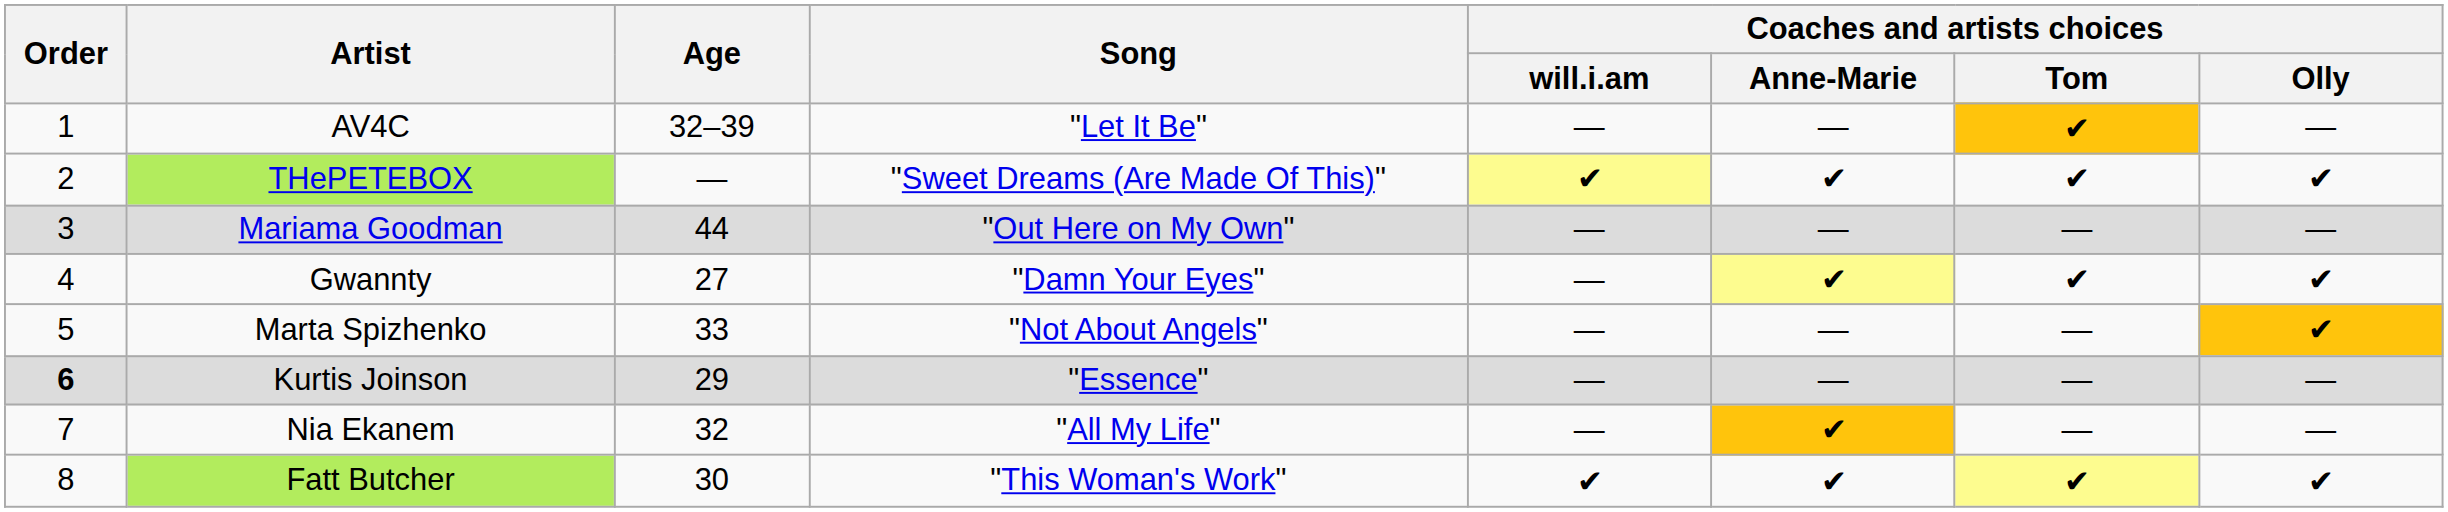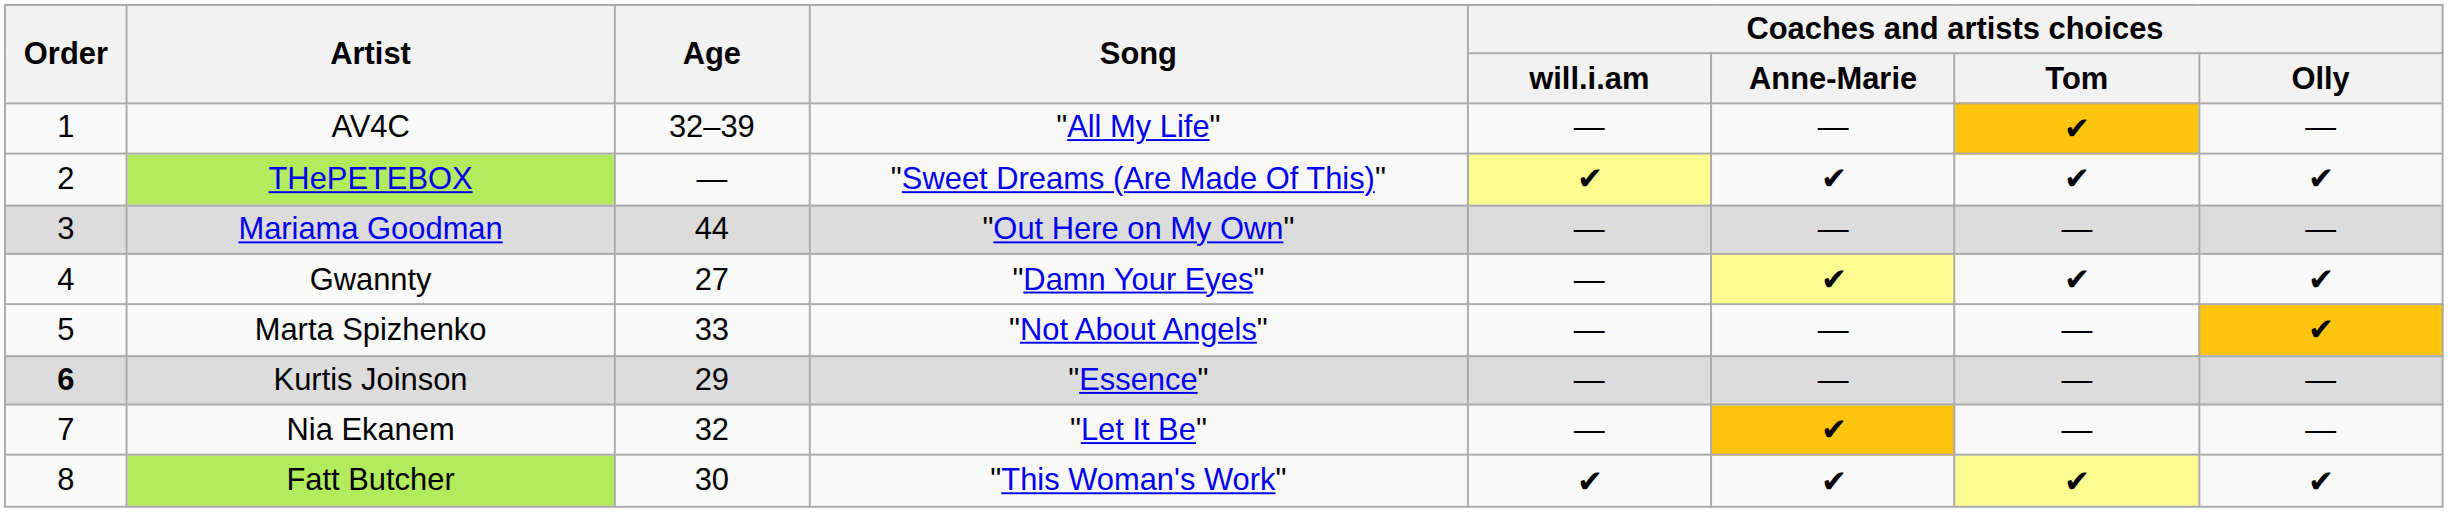(1138, 127) "Let It Be" -> (1138, 127) "All My Life"
(1138, 429) "All My Life" -> (1138, 429) "Let It Be"
